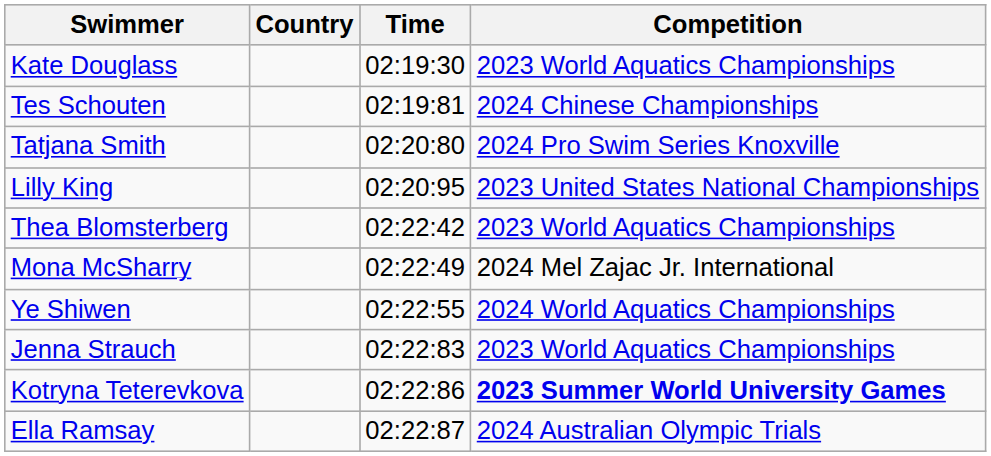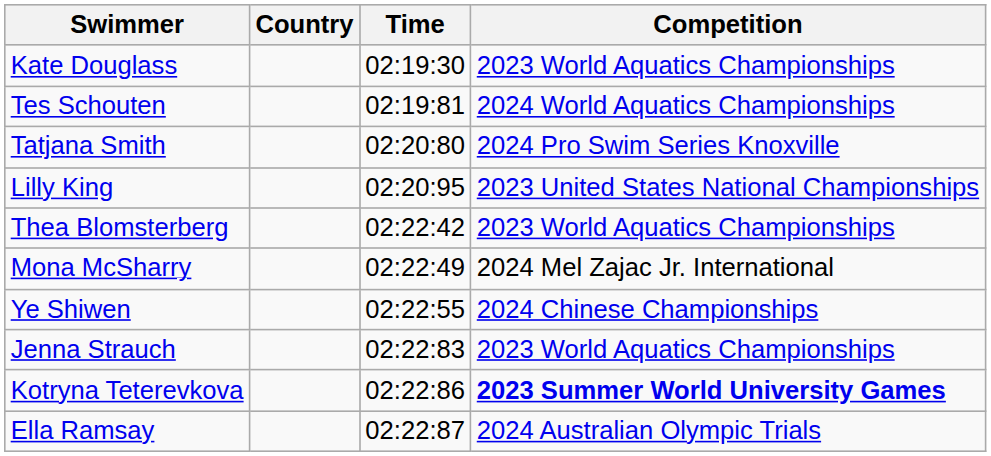(648, 106) 2024 Chinese Championships -> (686, 106) 2024 World Aquatics Championships
(686, 308) 2024 World Aquatics Championships -> (648, 308) 2024 Chinese Championships
